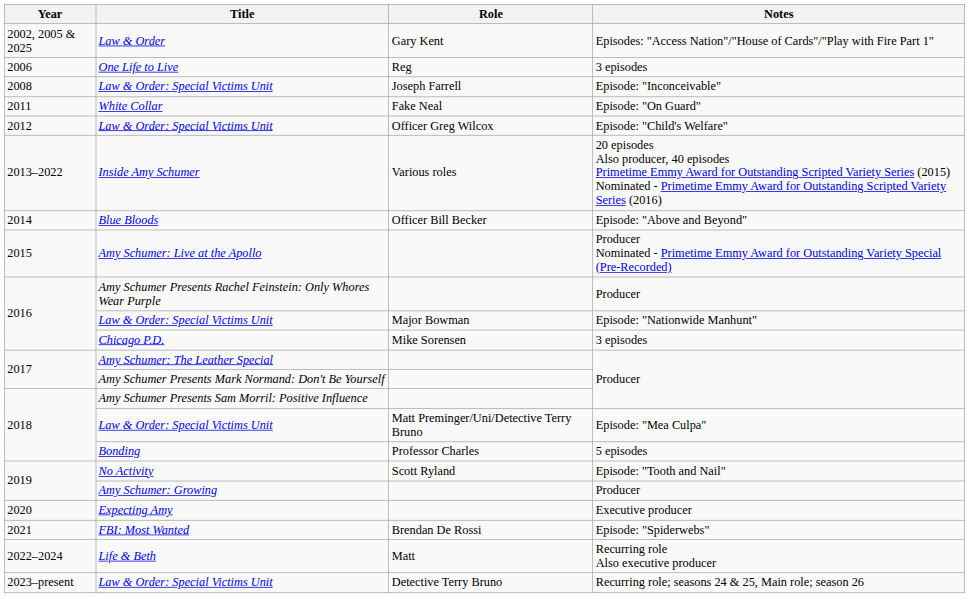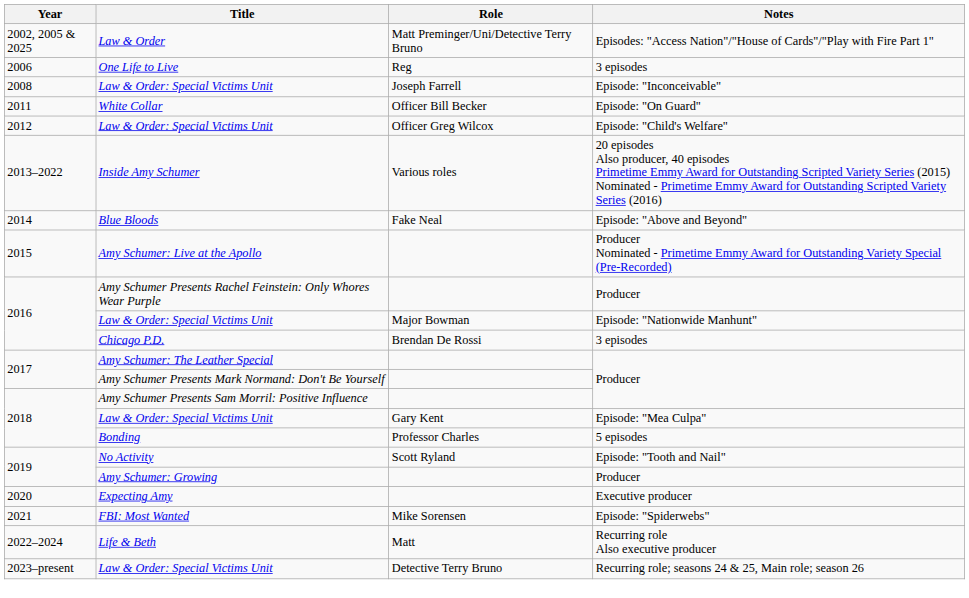(418, 40) Gary Kent -> (482, 40) Matt Preminger/Uni/Detective Terry Bruno
(417, 106) Fake Neal -> (439, 106) Officer Bill Becker
(439, 220) Officer Bill Becker -> (417, 220) Fake Neal
(429, 340) Mike Sorensen -> (437, 340) Brendan De Rossi
(482, 425) Matt Preminger/Uni/Detective Terry Bruno -> (418, 418) Gary Kent
(437, 529) Brendan De Rossi -> (429, 515) Mike Sorensen
